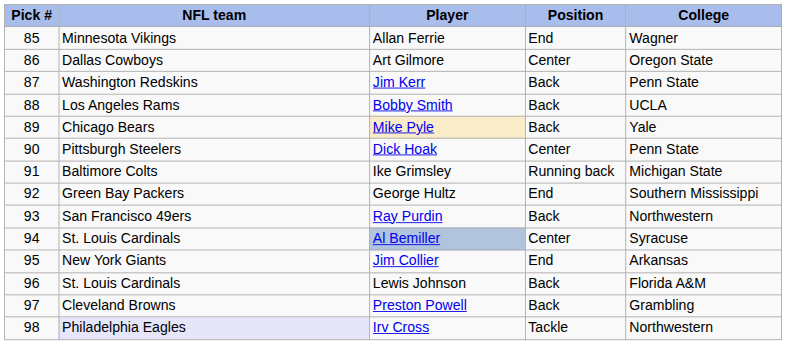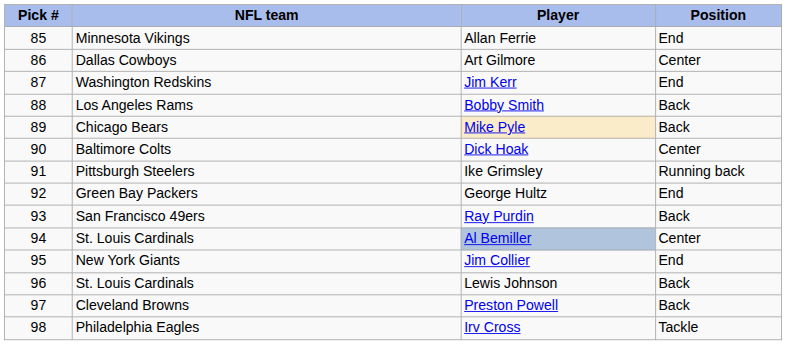- column: (704, 15)
(544, 82) Back -> (671, 82) End
(122, 149) Pittsburgh Steelers -> (123, 149) Baltimore Colts
(110, 171) Baltimore Colts -> (135, 171) Pittsburgh Steelers
(124, 328) lavender background -> (138, 328) no background
